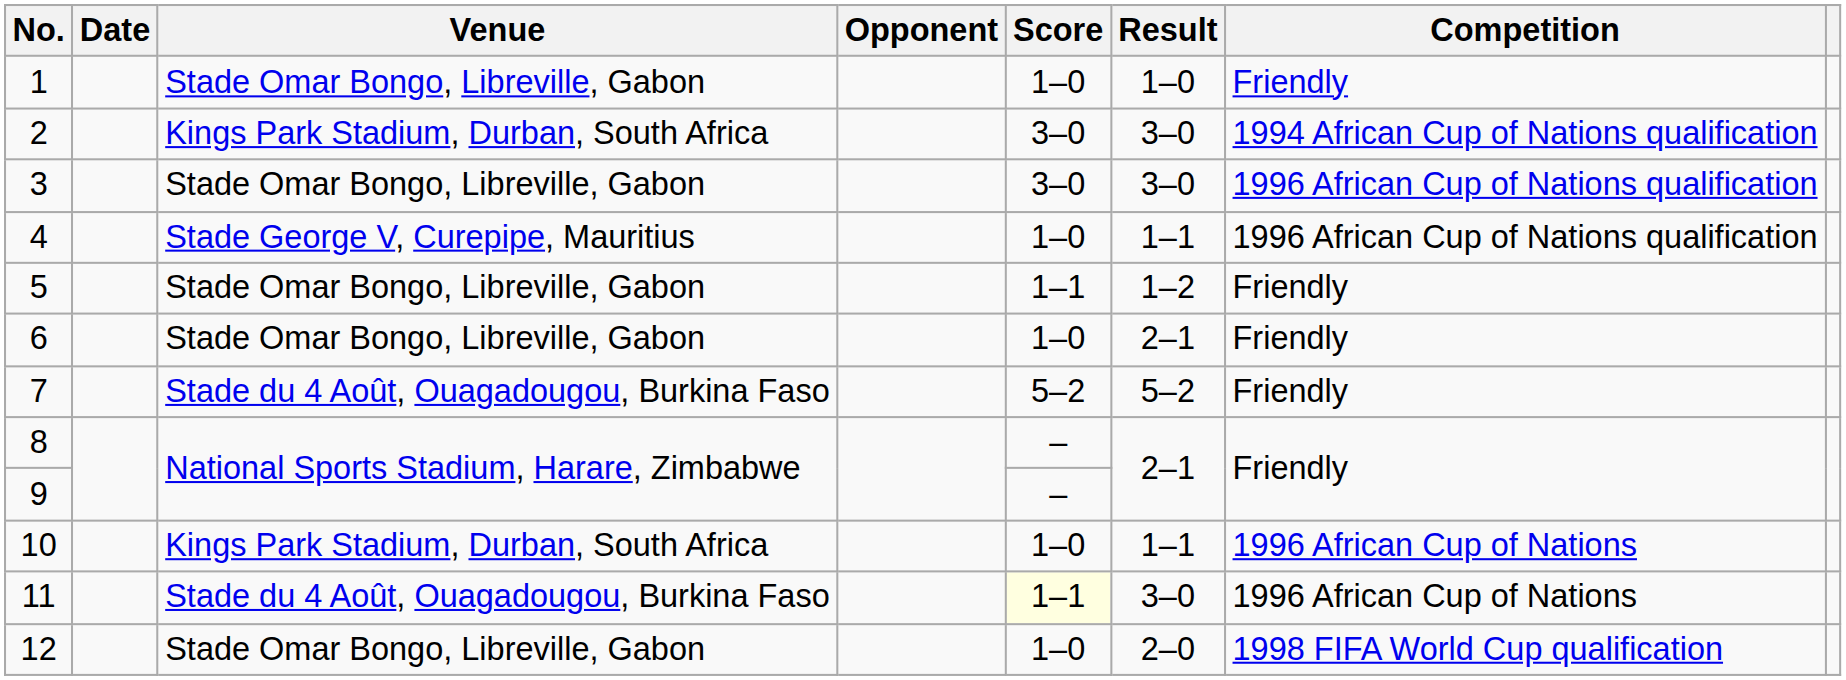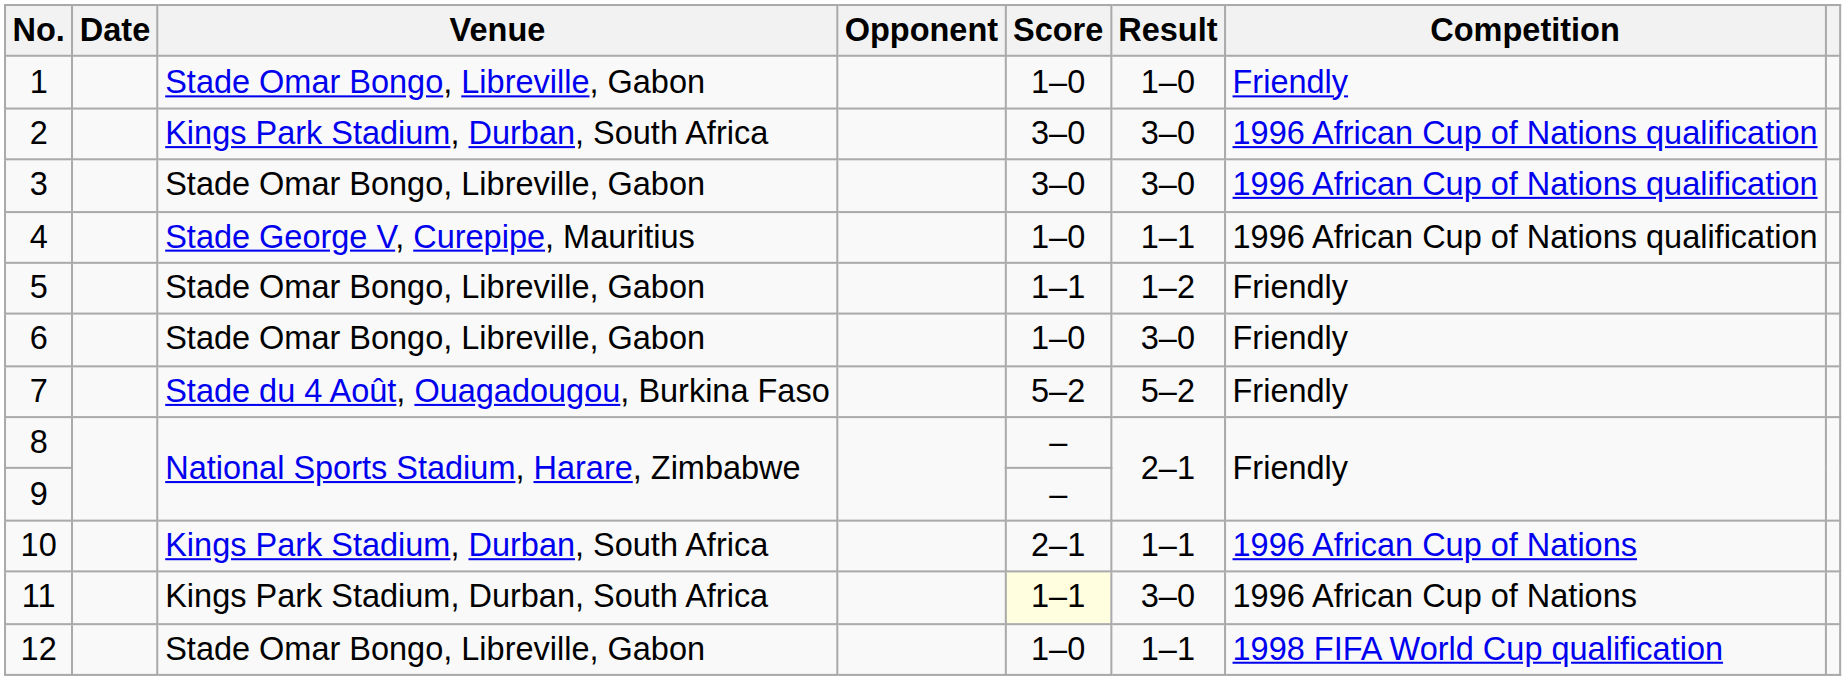(1525, 133) 1994 African Cup of Nations qualification -> (1525, 133) 1996 African Cup of Nations qualification
(1168, 339) 2–1 -> (1168, 339) 3–0
(1058, 545) 1–0 -> (1058, 545) 2–1
(497, 596) Stade du 4 Août, Ouagadougou, Burkina Faso -> (467, 596) Kings Park Stadium, Durban, South Africa
(1168, 648) 2–0 -> (1168, 648) 1–1
